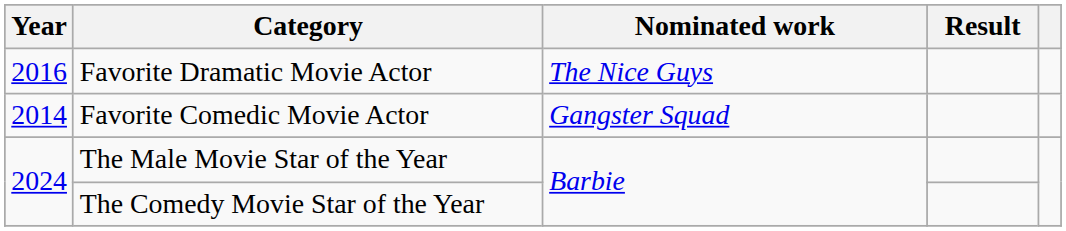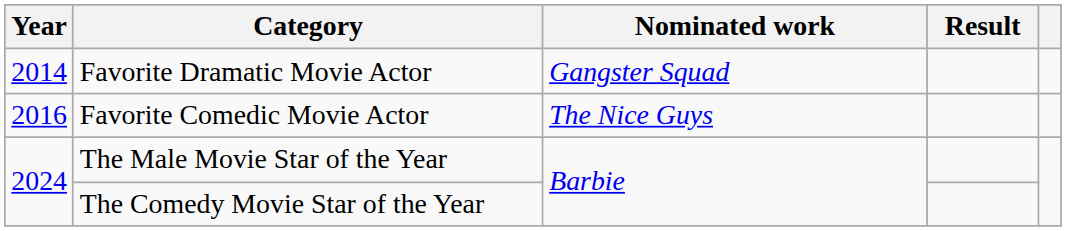(39, 70) 2016 -> (39, 70) 2014
(631, 70) The Nice Guys -> (639, 70) Gangster Squad
(39, 114) 2014 -> (39, 114) 2016
(639, 114) Gangster Squad -> (631, 114) The Nice Guys
